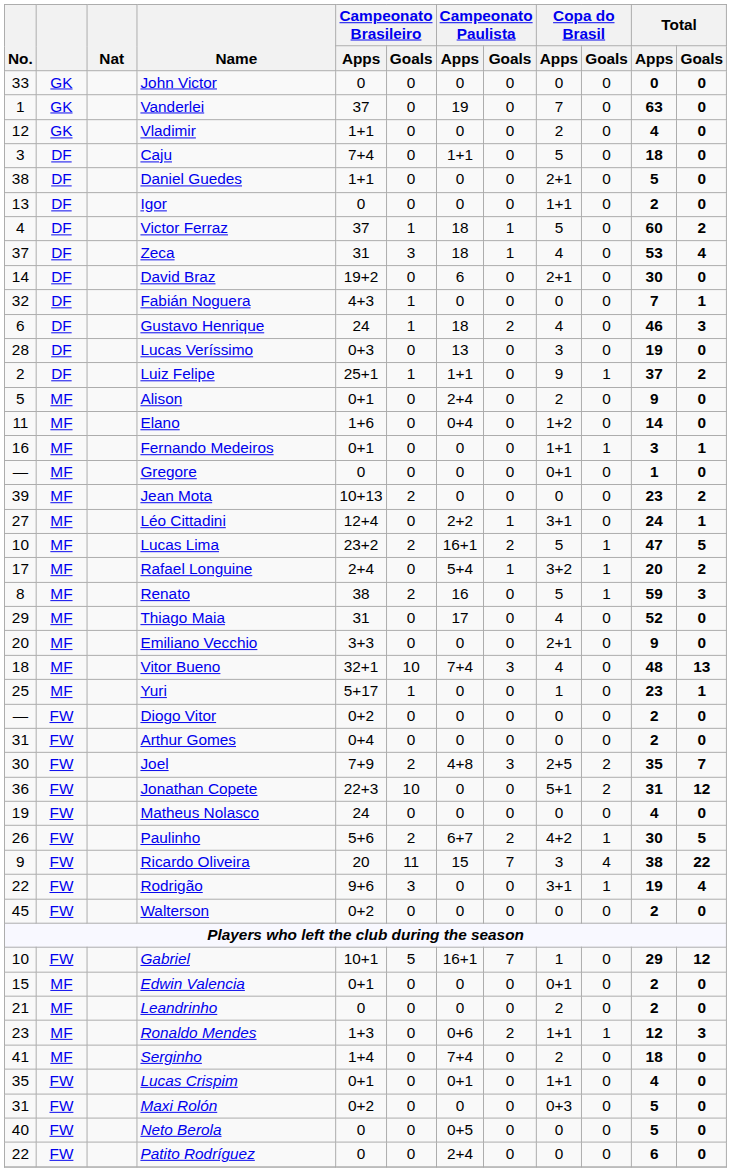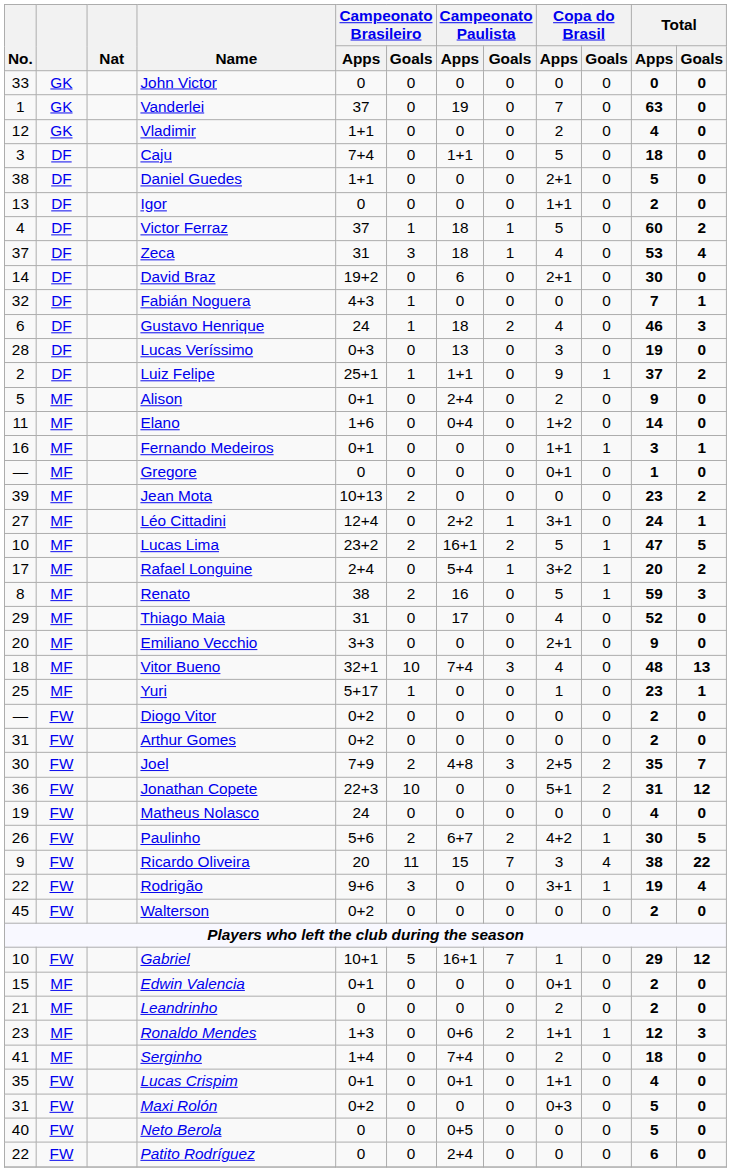(361, 740) 0+4 -> (361, 740) 0+2
